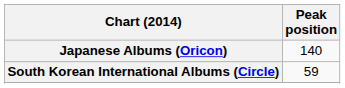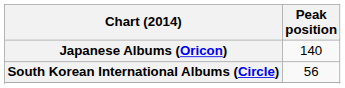(311, 72) 59 -> (311, 72) 56
